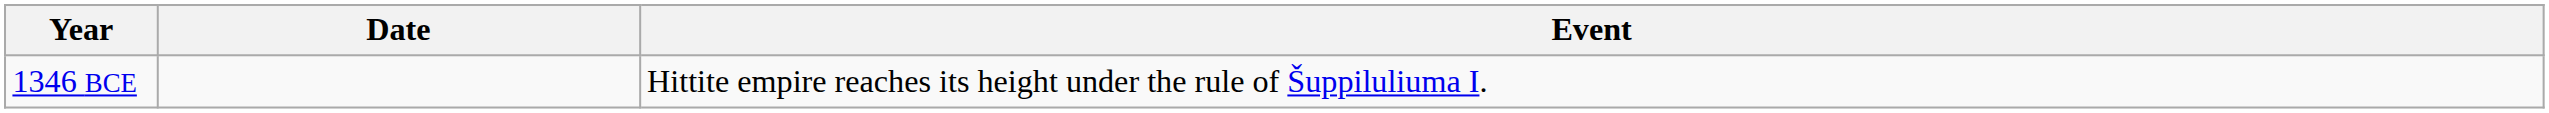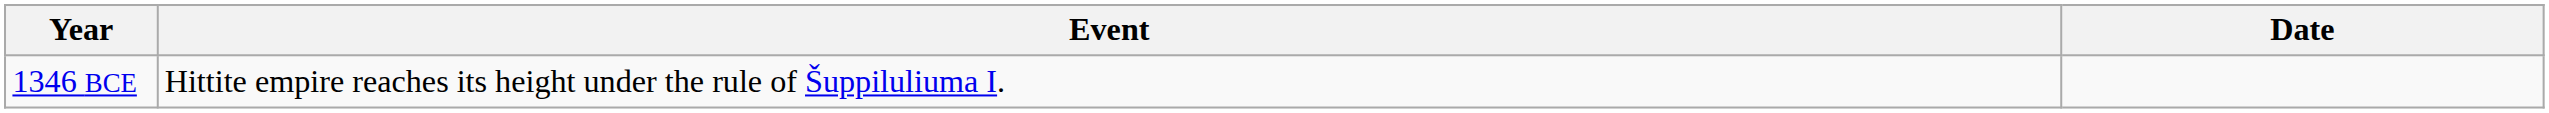columns swapped: (398, 30) <-> (1592, 30)
